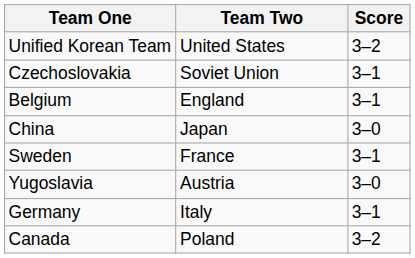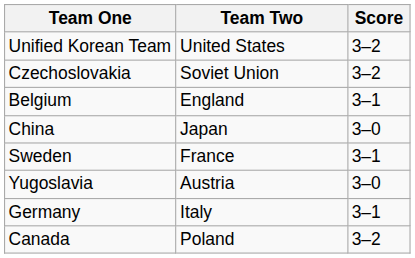(366, 73) 3–1 -> (366, 73) 3–2
